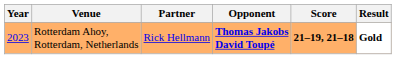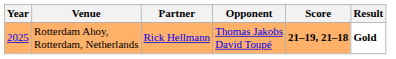(18, 38) 2023 -> (18, 38) 2025
(252, 38) bold -> (249, 38) normal
